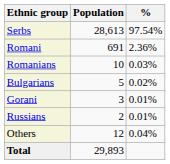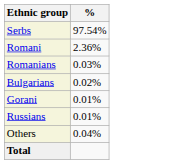- column: (98, 13)
